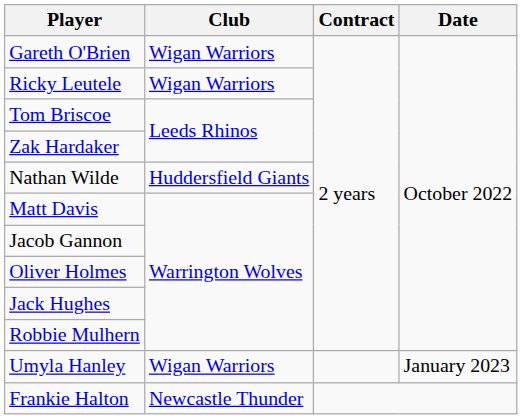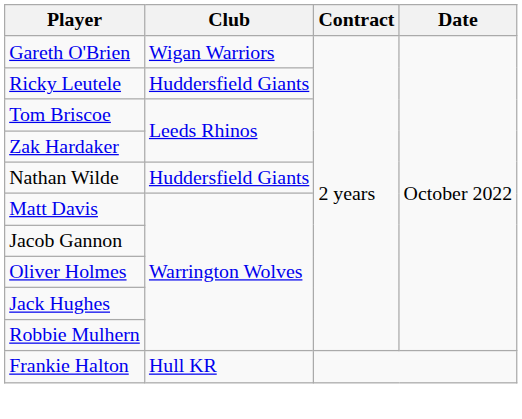(212, 83) Wigan Warriors -> (229, 83) Huddersfield Giants
- row: (67, 366)
(226, 397) Newcastle Thunder -> (183, 366) Hull KR
